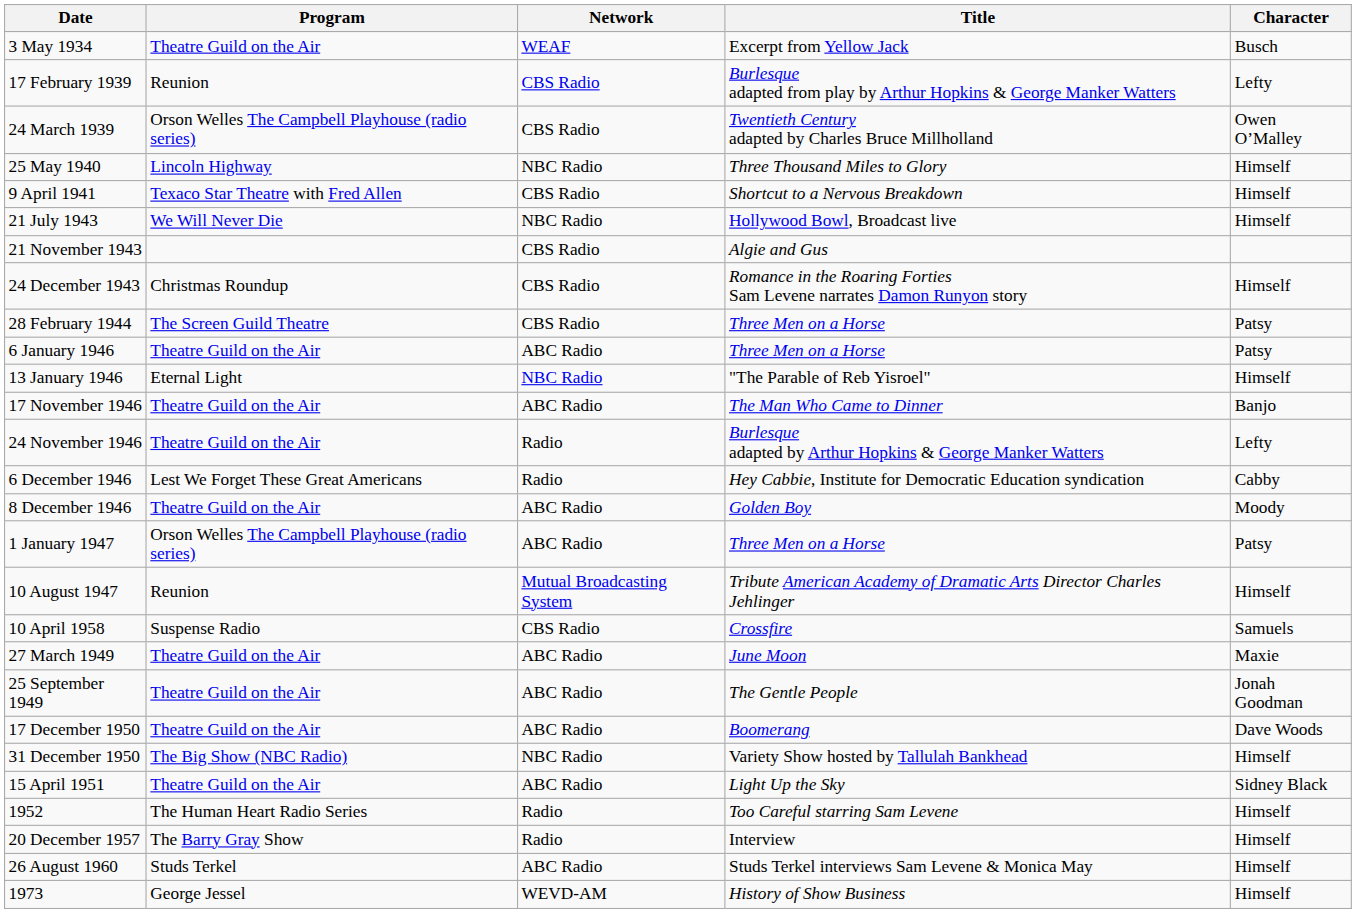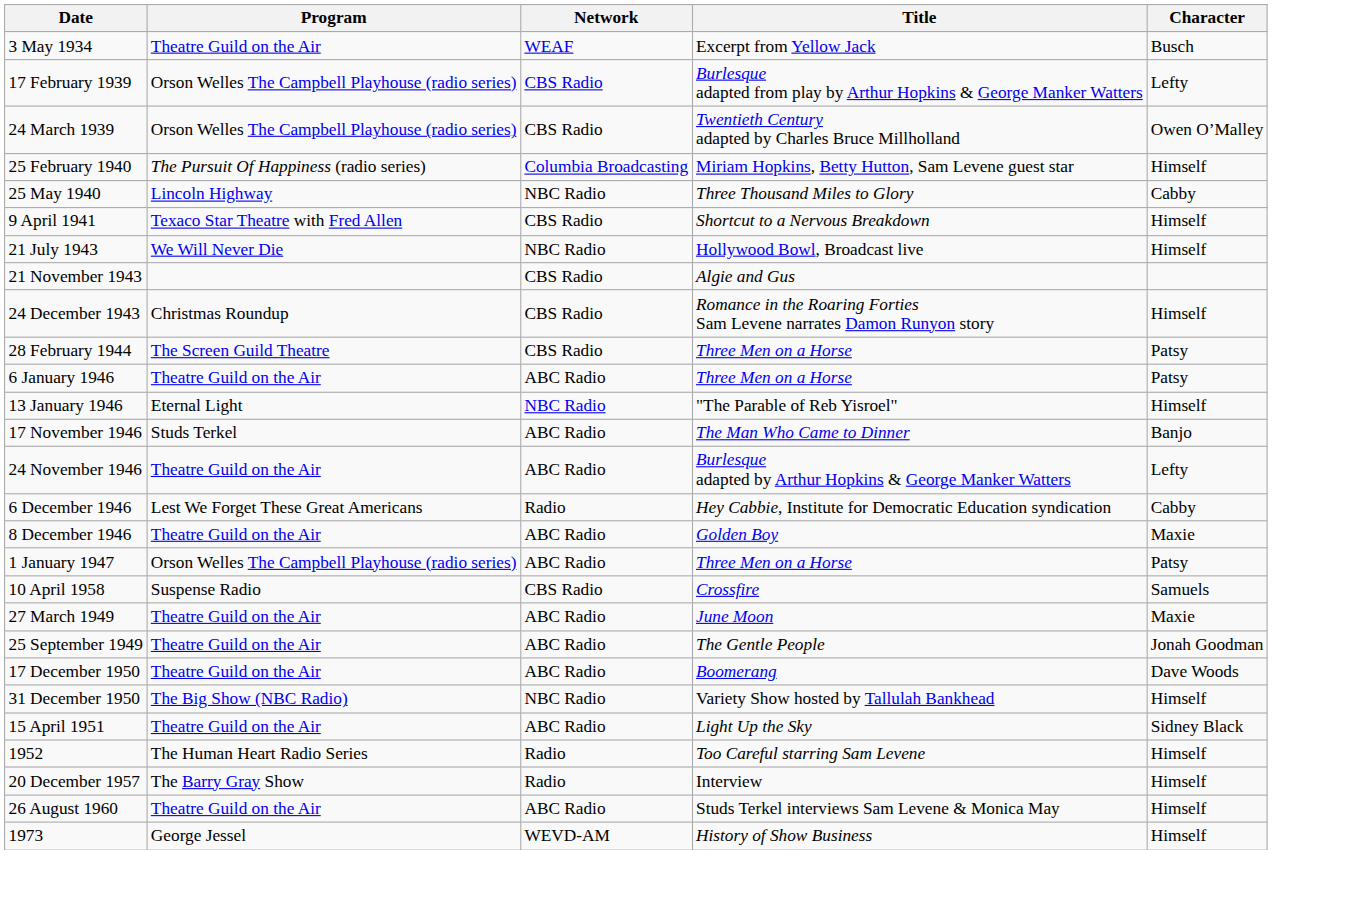(180, 82) Reunion -> (334, 82) Orson Welles The Campbell Playhouse (radio series)
+ row: (70, 166)
(1263, 166) Himself -> (1173, 194) Cabby
(235, 405) Theatre Guild on the Air -> (194, 432) Studs Terkel
(542, 442) Radio -> (565, 469) ABC Radio
(1260, 507) Moody -> (1173, 534) Maxie
- row: (63, 591)
(193, 866) Studs Terkel -> (236, 808) Theatre Guild on the Air
